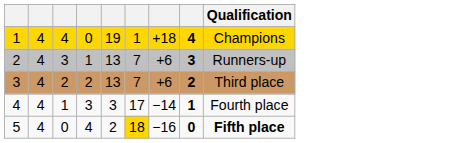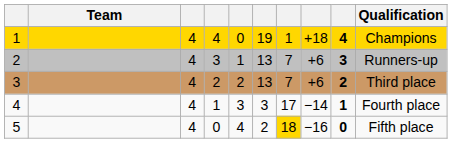+ column: (104, 15)
(249, 127) bold -> (401, 127) normal
